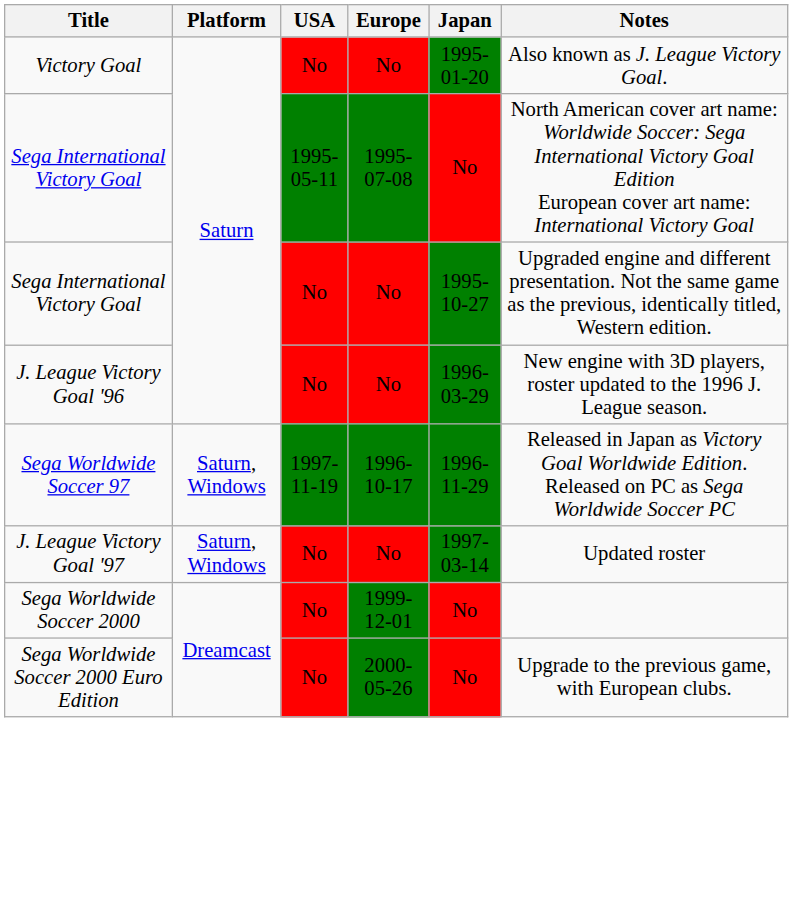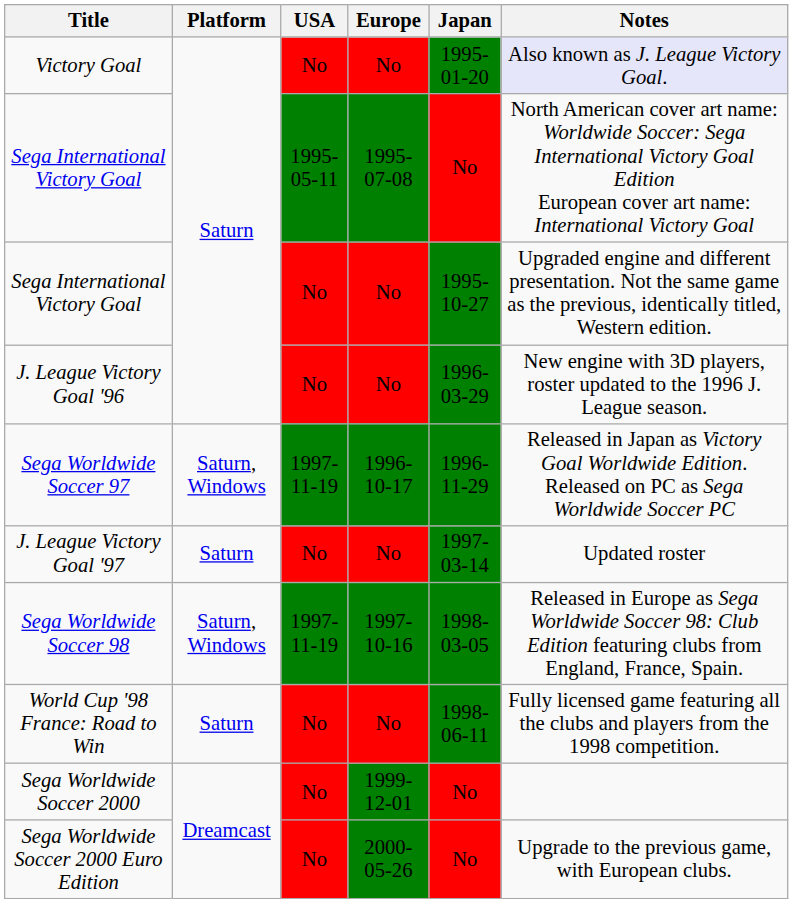(644, 65) no background -> (644, 65) lavender background
(227, 553) Saturn, Windows -> (227, 553) Saturn
+ row: (88, 633)
+ row: (88, 723)
